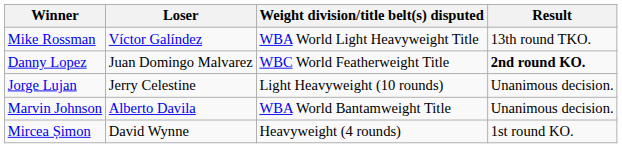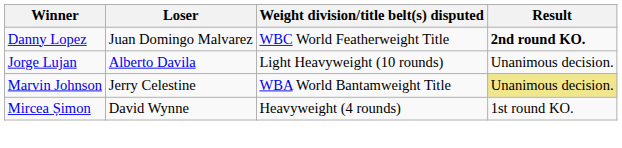- row: (52, 39)
(152, 85) Jerry Celestine -> (152, 62) Alberto Davila
(152, 108) Alberto Davila -> (152, 85) Jerry Celestine
(552, 108) no background -> (552, 85) khaki background
